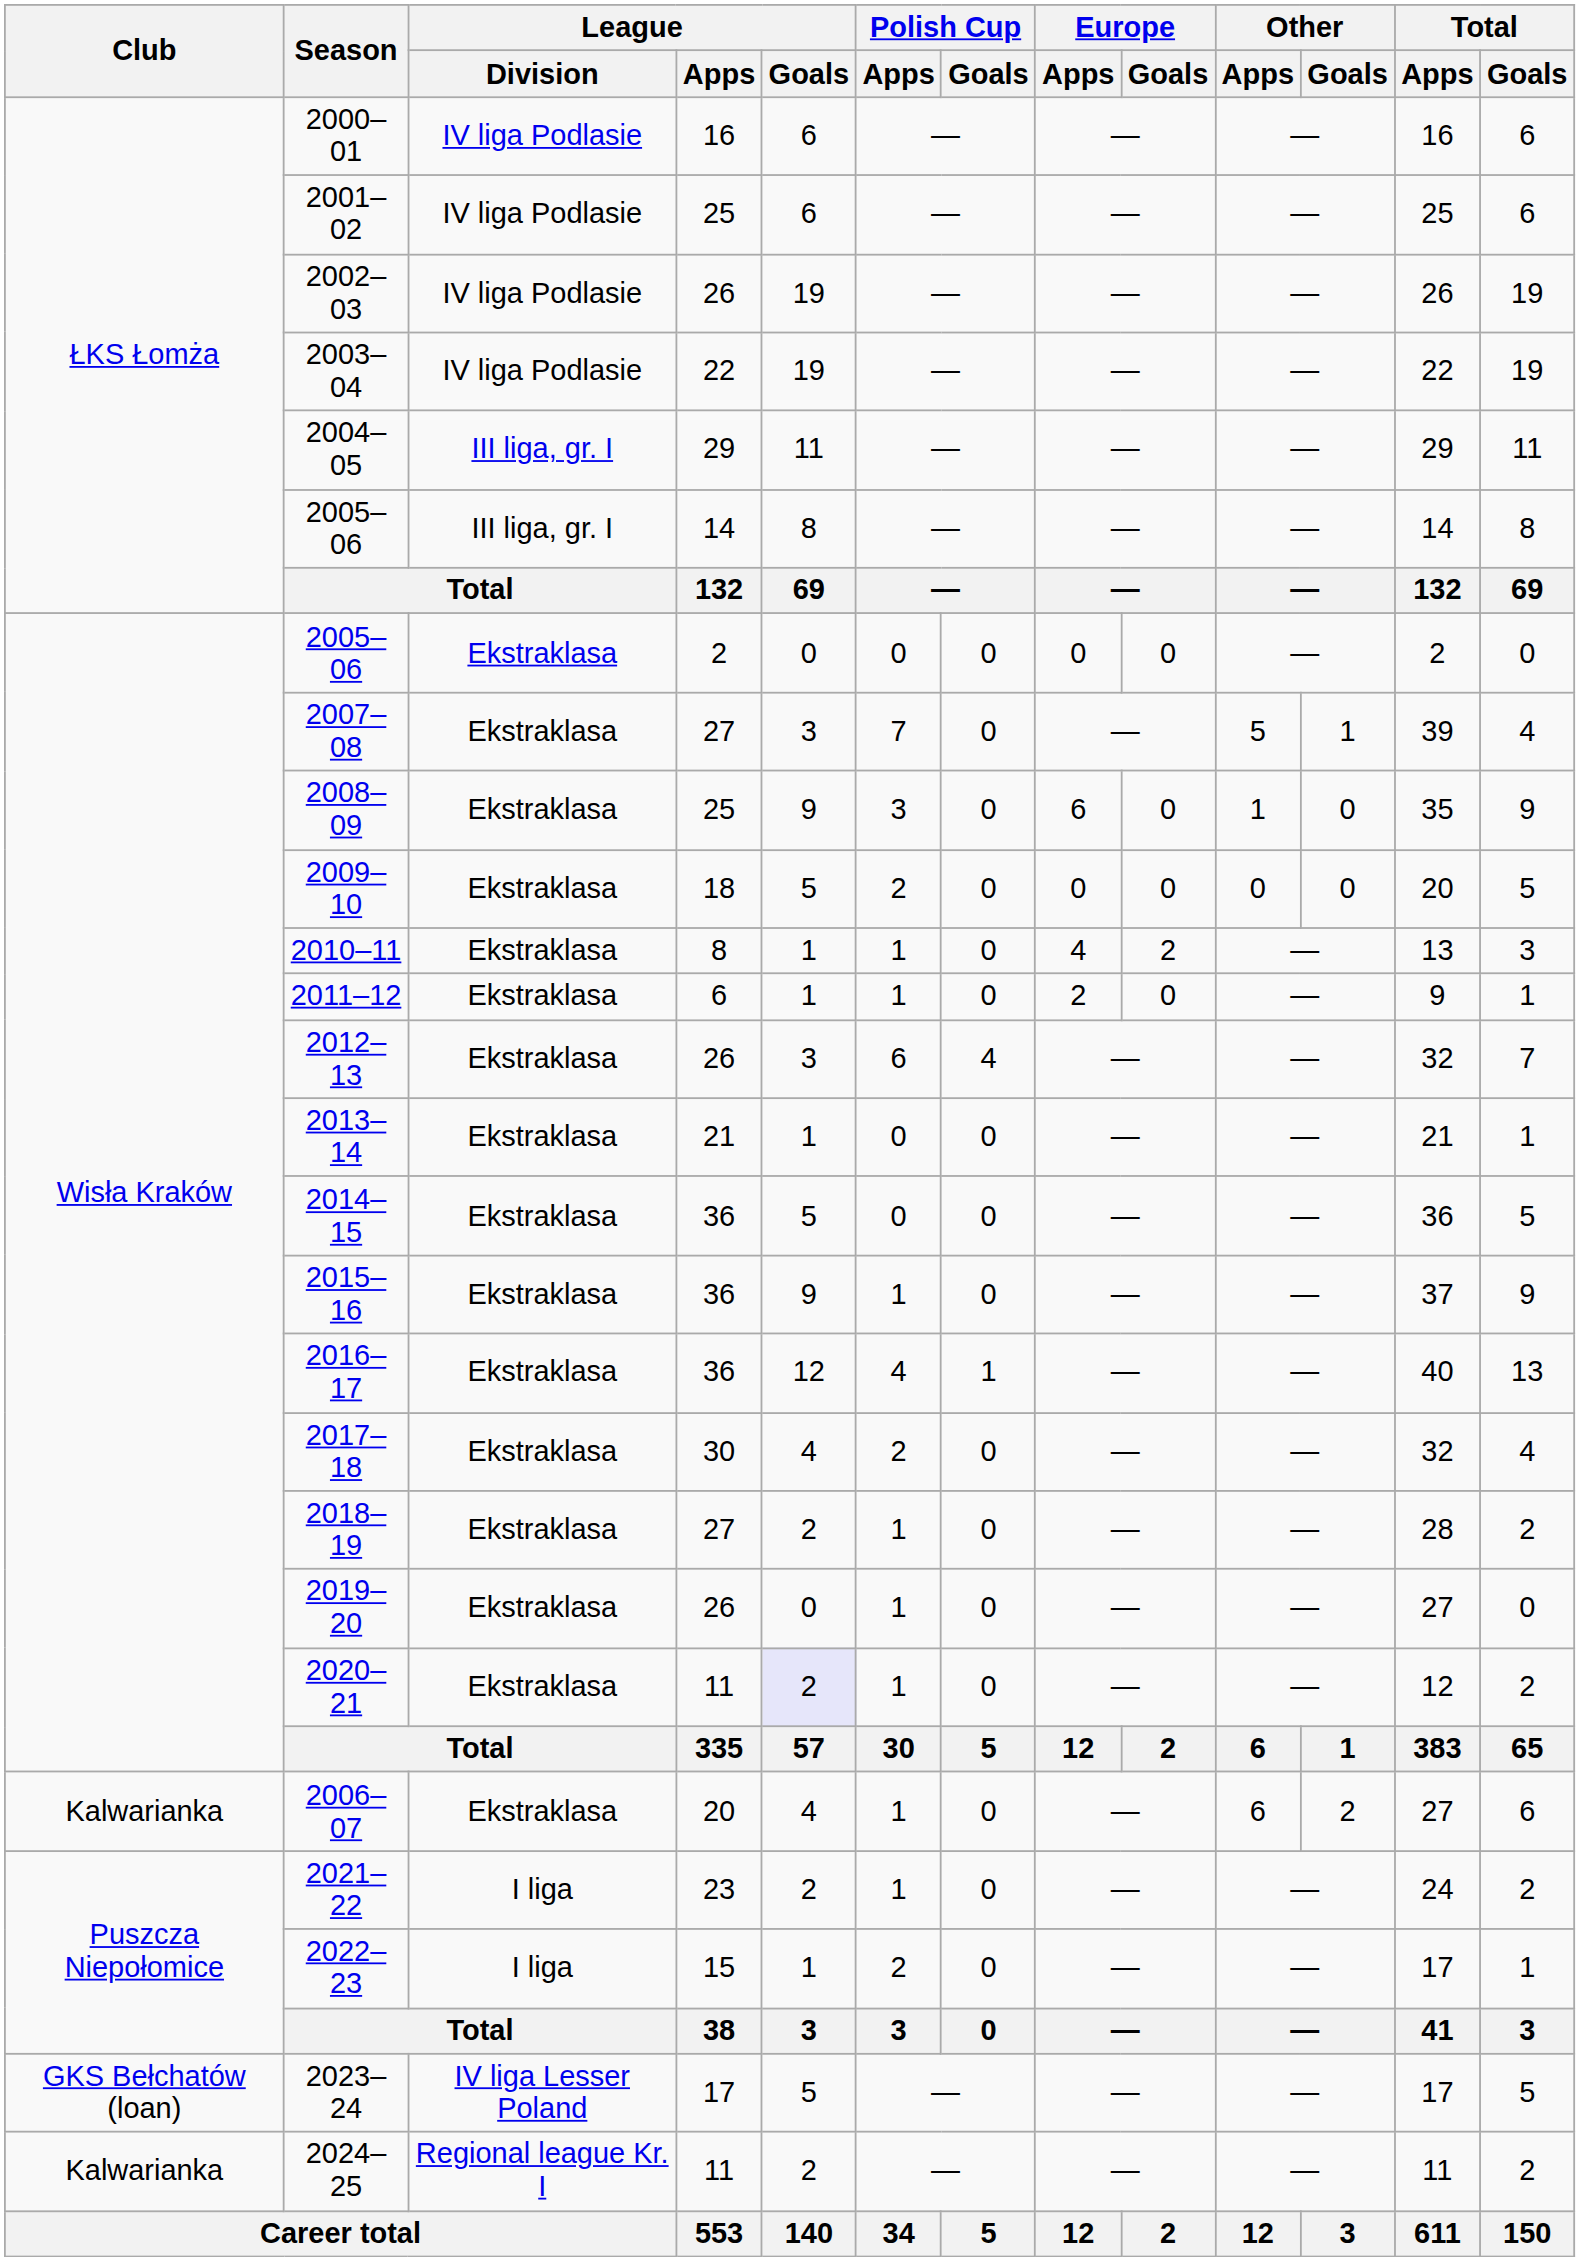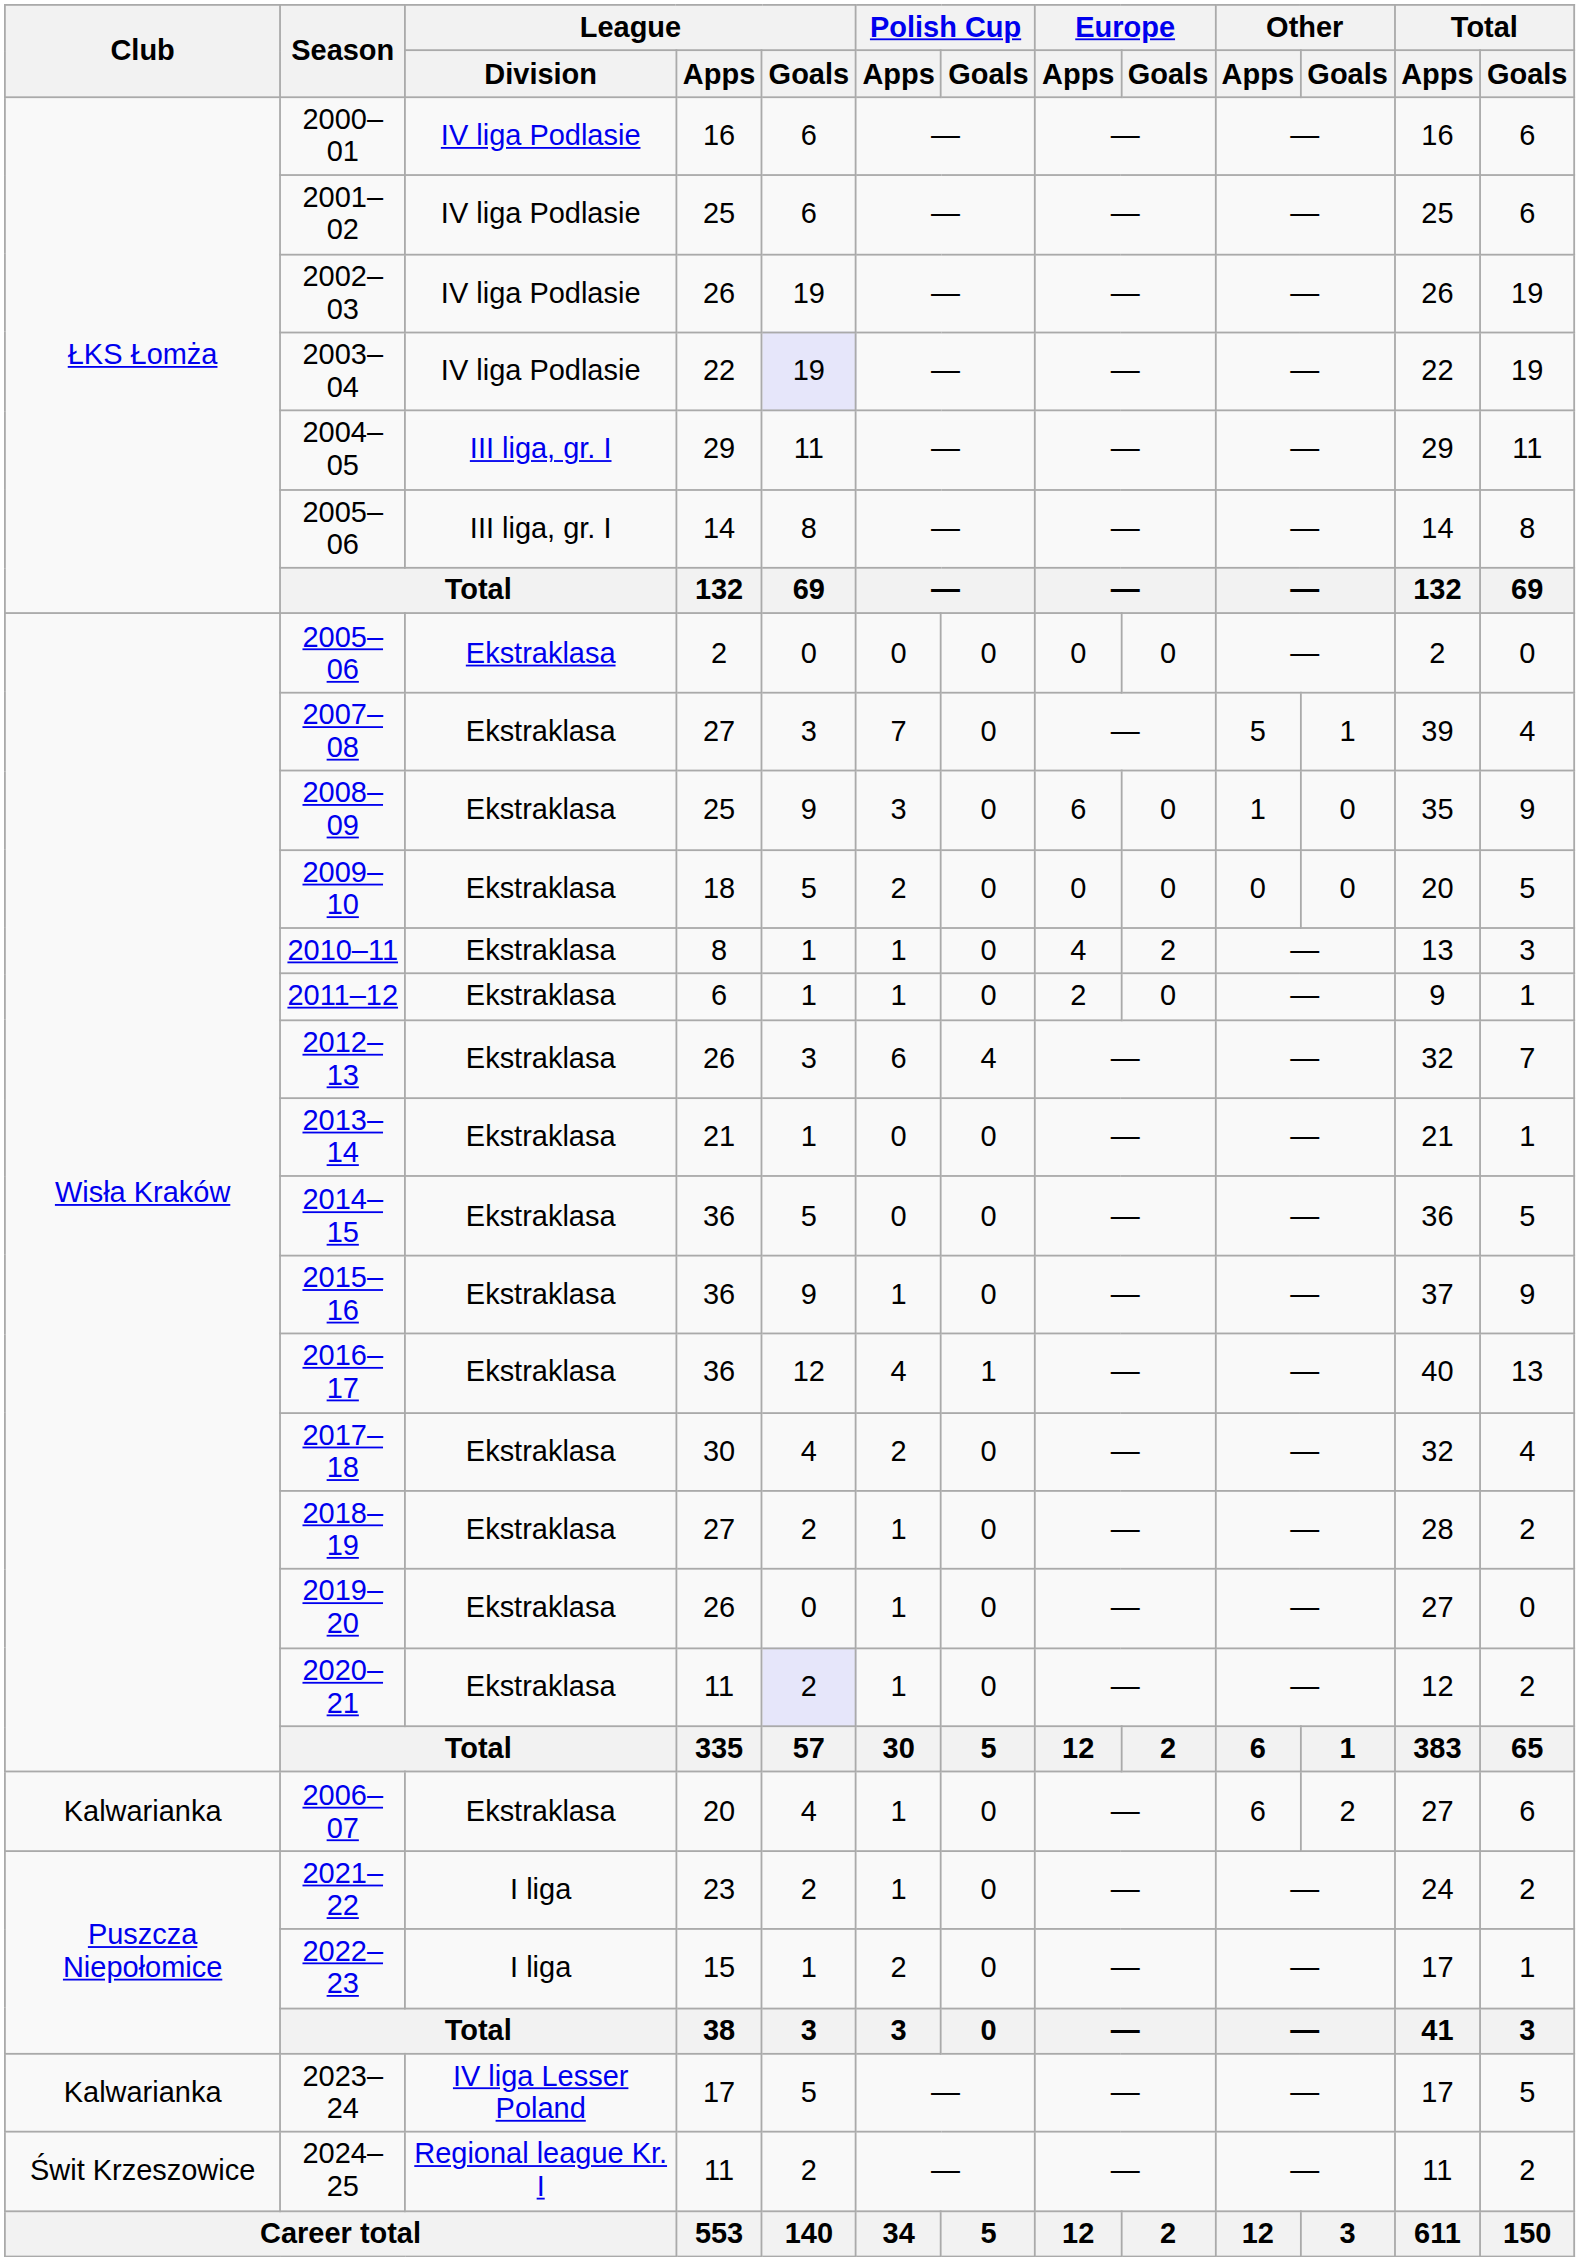(809, 371) no background -> (809, 371) lavender background
(144, 2092) GKS Bełchatów (loan) -> (143, 2092) Kalwarianka
(144, 2170) Kalwarianka -> (143, 2170) Świt Krzeszowice
